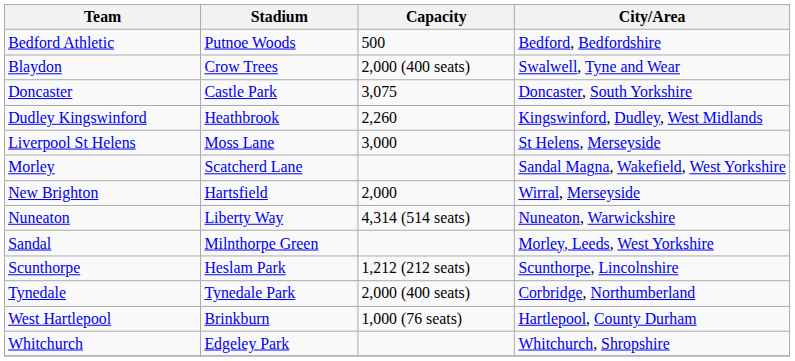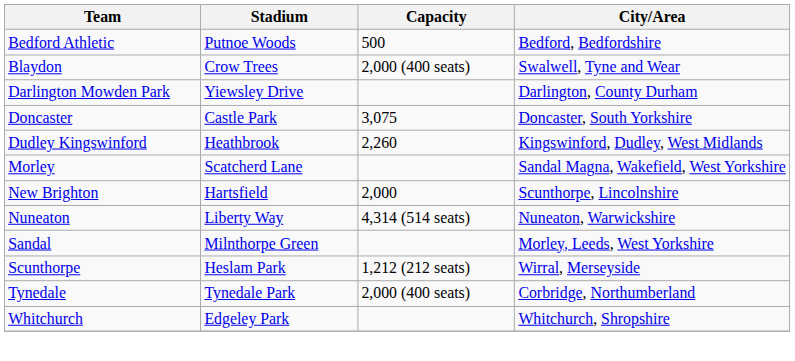+ row: (89, 92)
- row: (72, 142)
(579, 192) Wirral, Merseyside -> (598, 192) Scunthorpe, Lincolnshire
(598, 268) Scunthorpe, Lincolnshire -> (579, 268) Wirral, Merseyside
- row: (60, 318)
